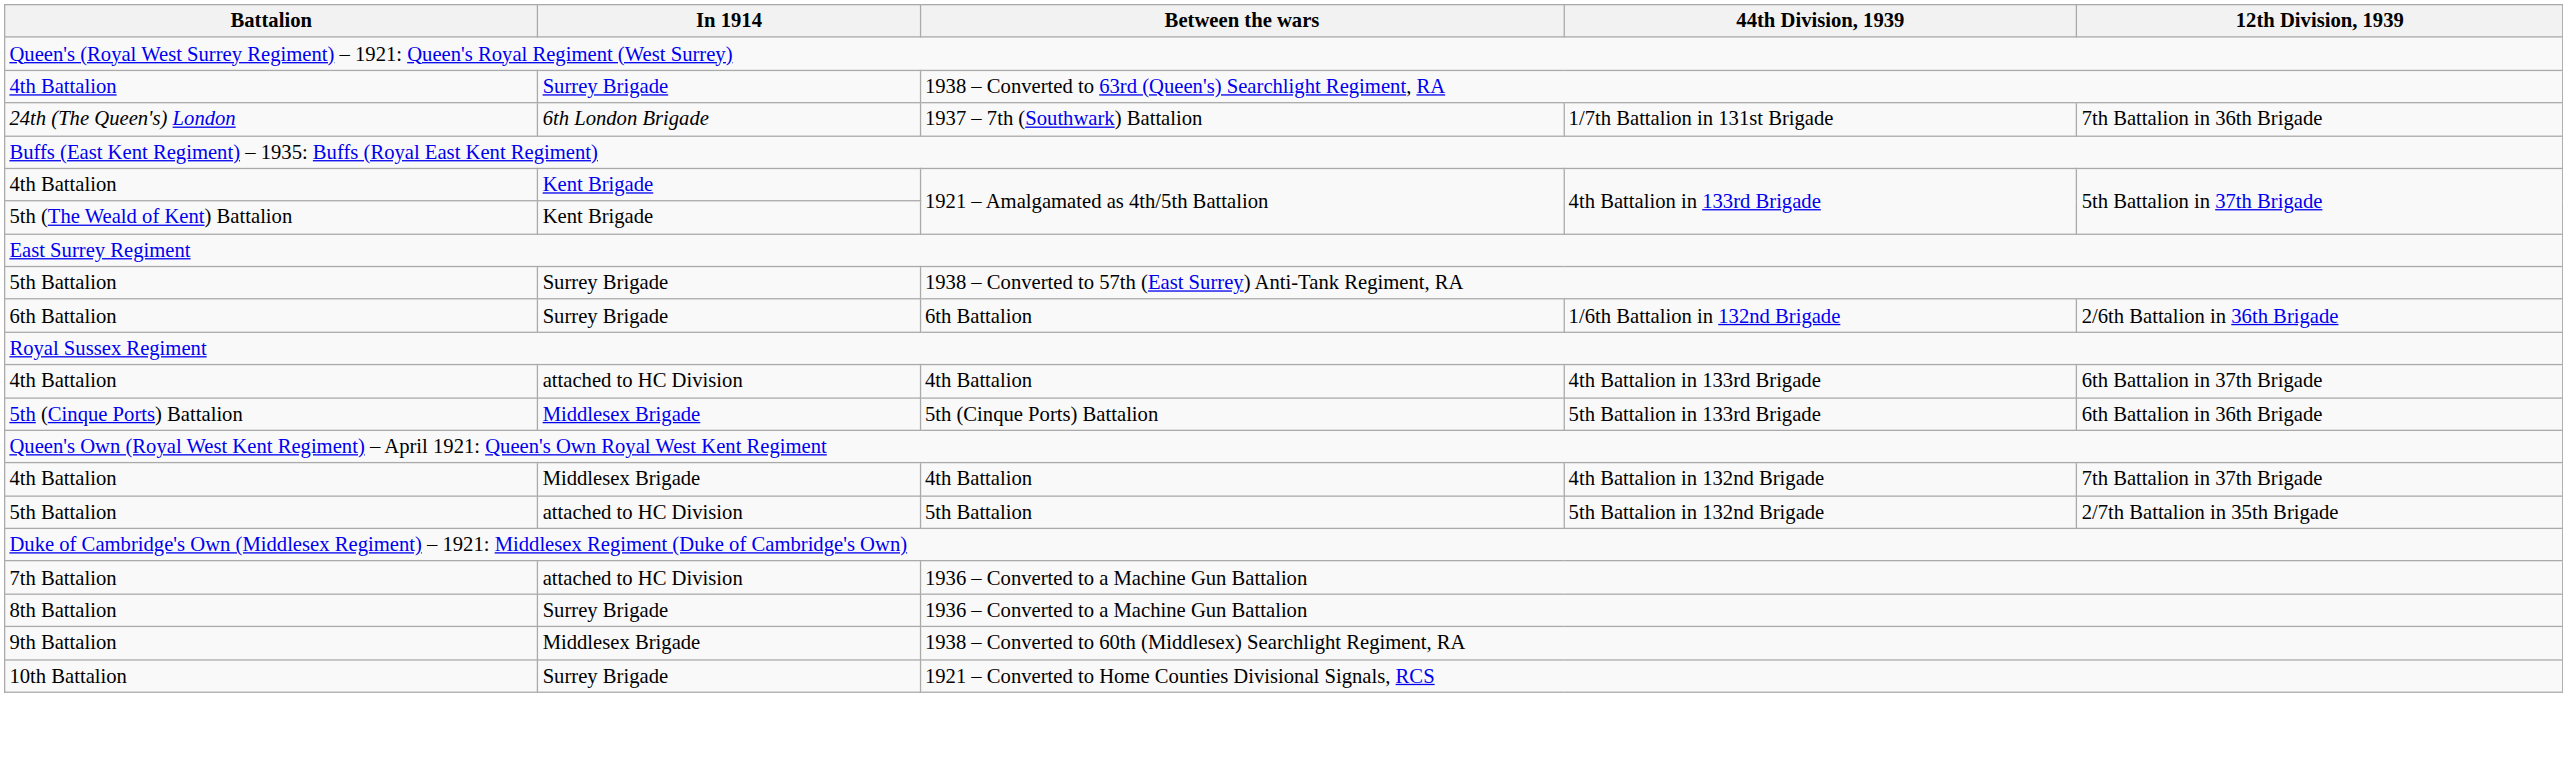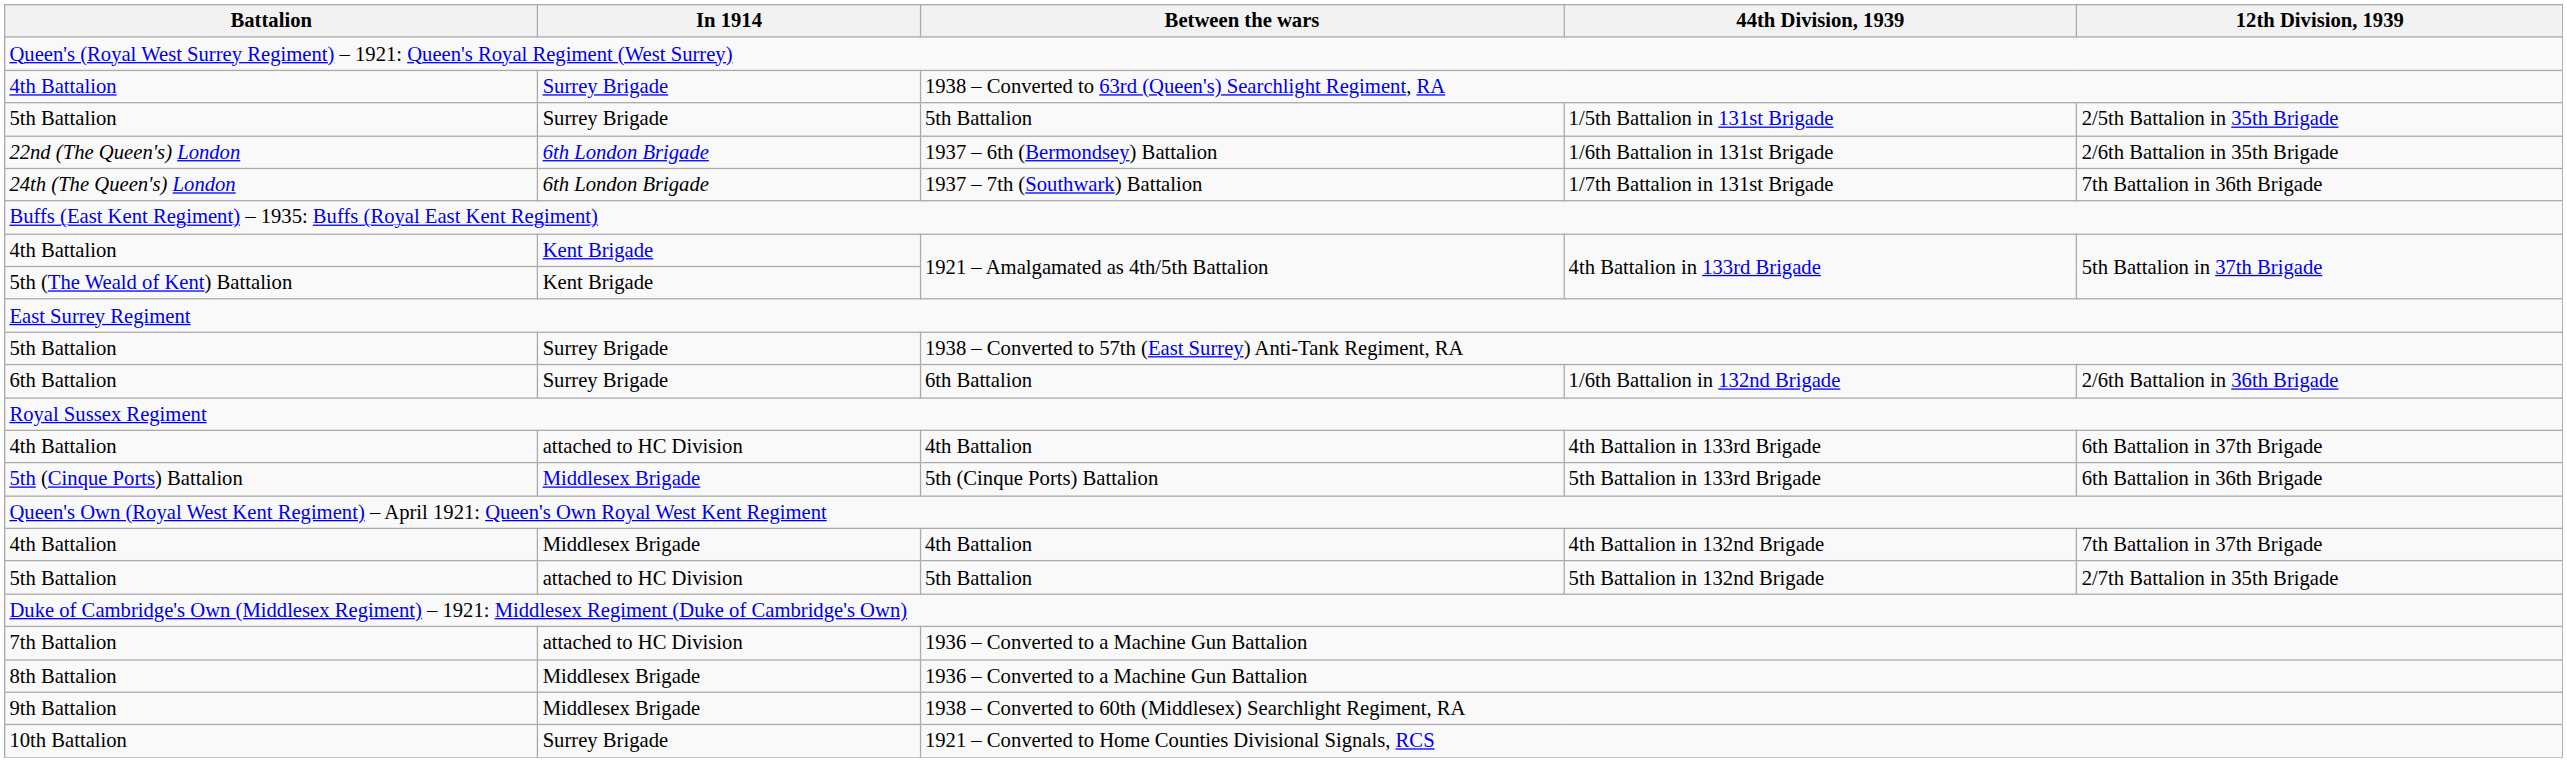+ row: (63, 119)
+ row: (125, 151)
(605, 610) Surrey Brigade -> (621, 675) Middlesex Brigade
